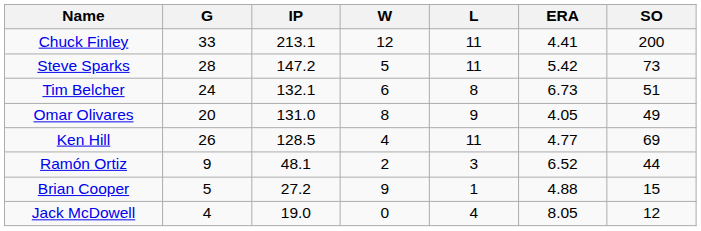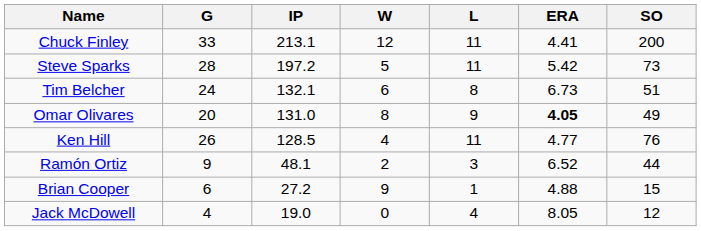(296, 66) 147.2 -> (296, 66) 197.2
(563, 115) normal -> (563, 115) bold
(652, 139) 69 -> (652, 139) 76
(207, 189) 5 -> (207, 189) 6
